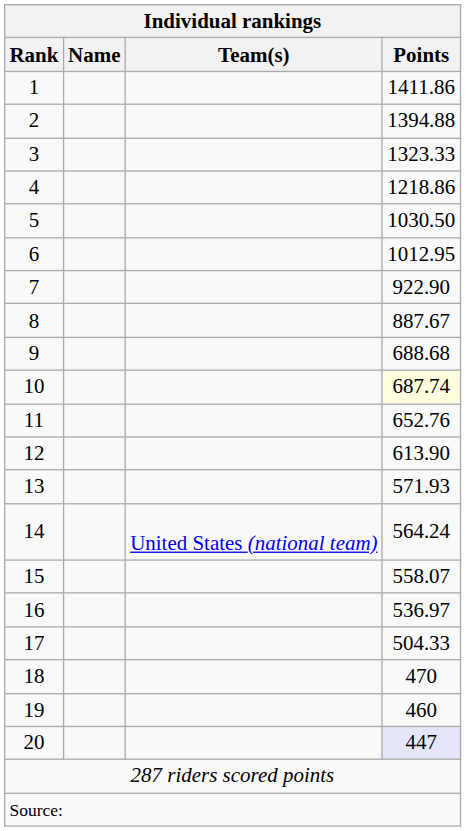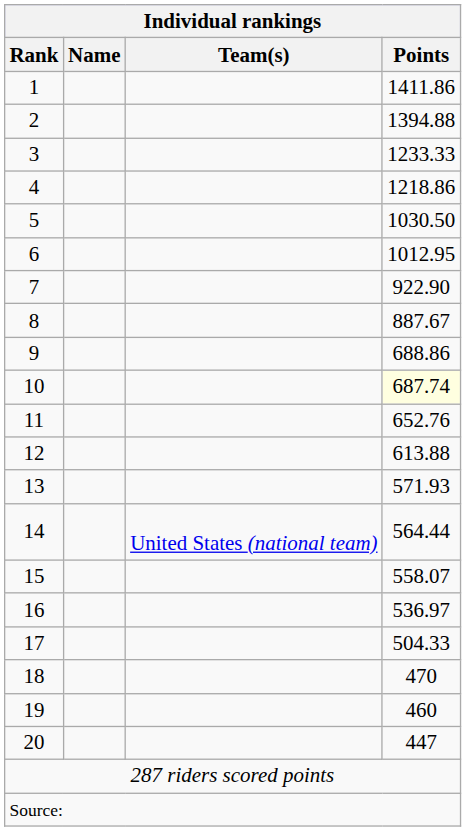(421, 154) 1323.33 -> (421, 154) 1233.33
(421, 353) 688.68 -> (421, 353) 688.86
(421, 453) 613.90 -> (421, 453) 613.88
(421, 531) 564.24 -> (421, 531) 564.44
(421, 742) lavender background -> (421, 742) no background
